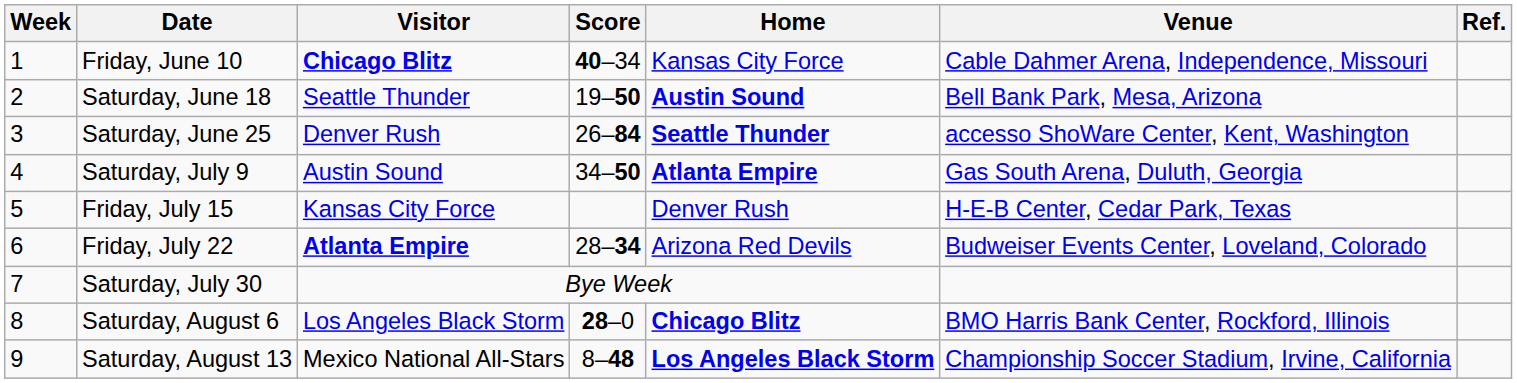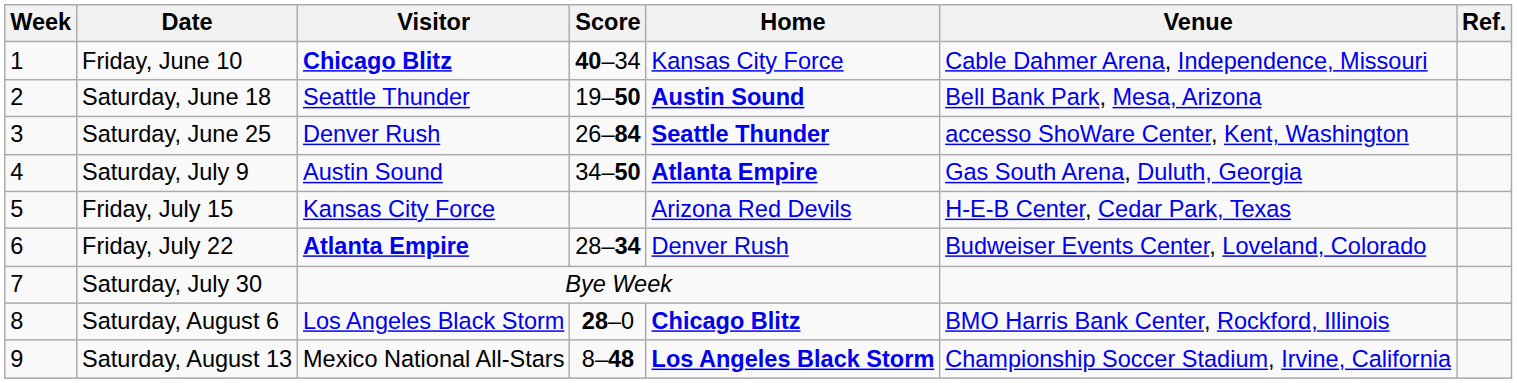(720, 209) Denver Rush -> (752, 209) Arizona Red Devils
(752, 246) Arizona Red Devils -> (720, 246) Denver Rush
